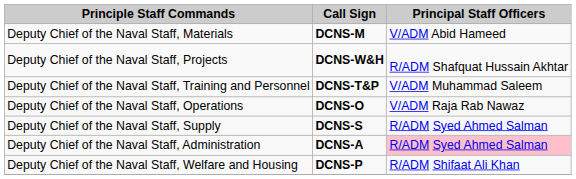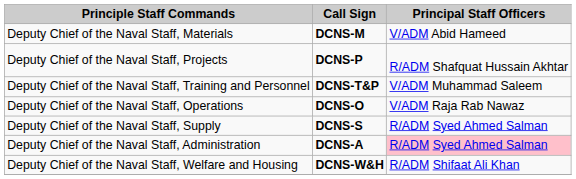(350, 60) DCNS-W&H -> (339, 60) DCNS-P
(339, 164) DCNS-P -> (350, 164) DCNS-W&H
